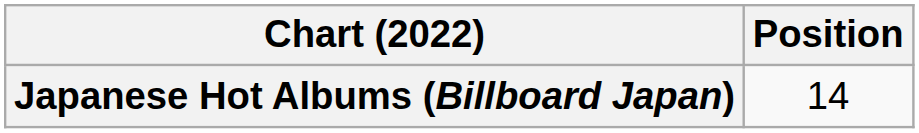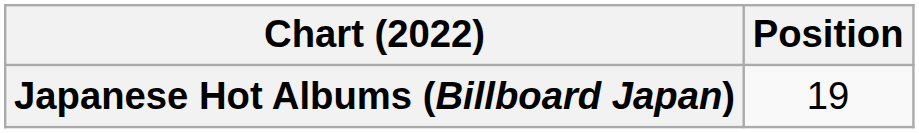(828, 95) 14 -> (828, 95) 19
